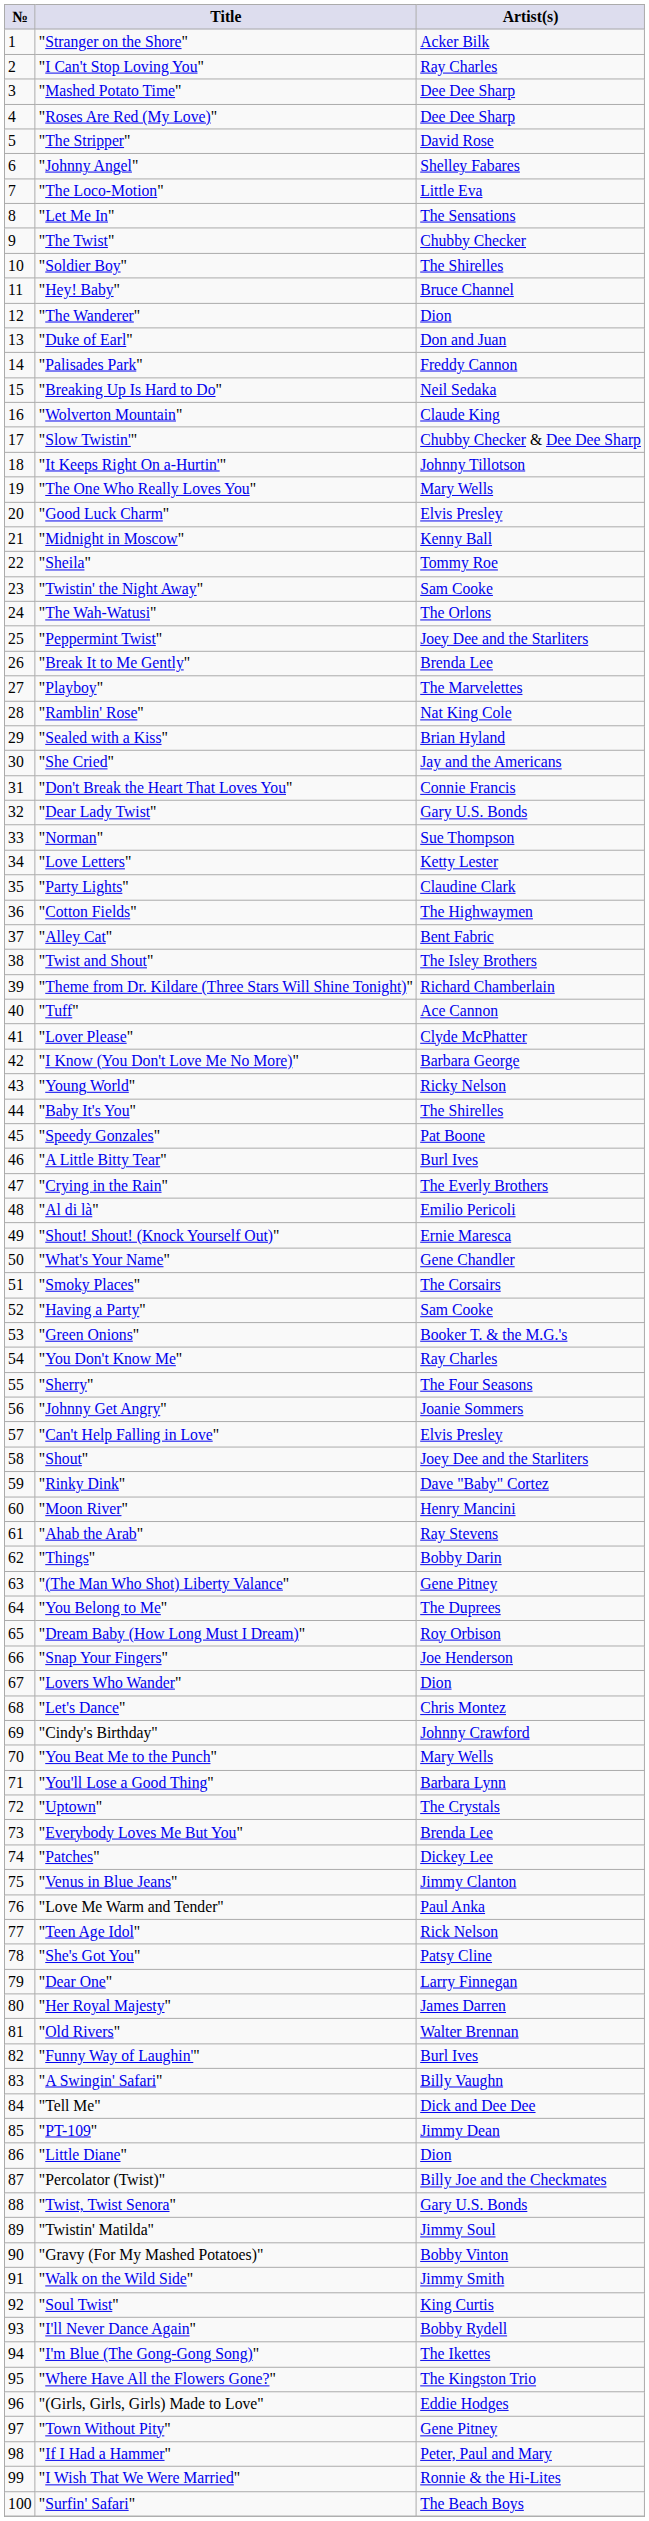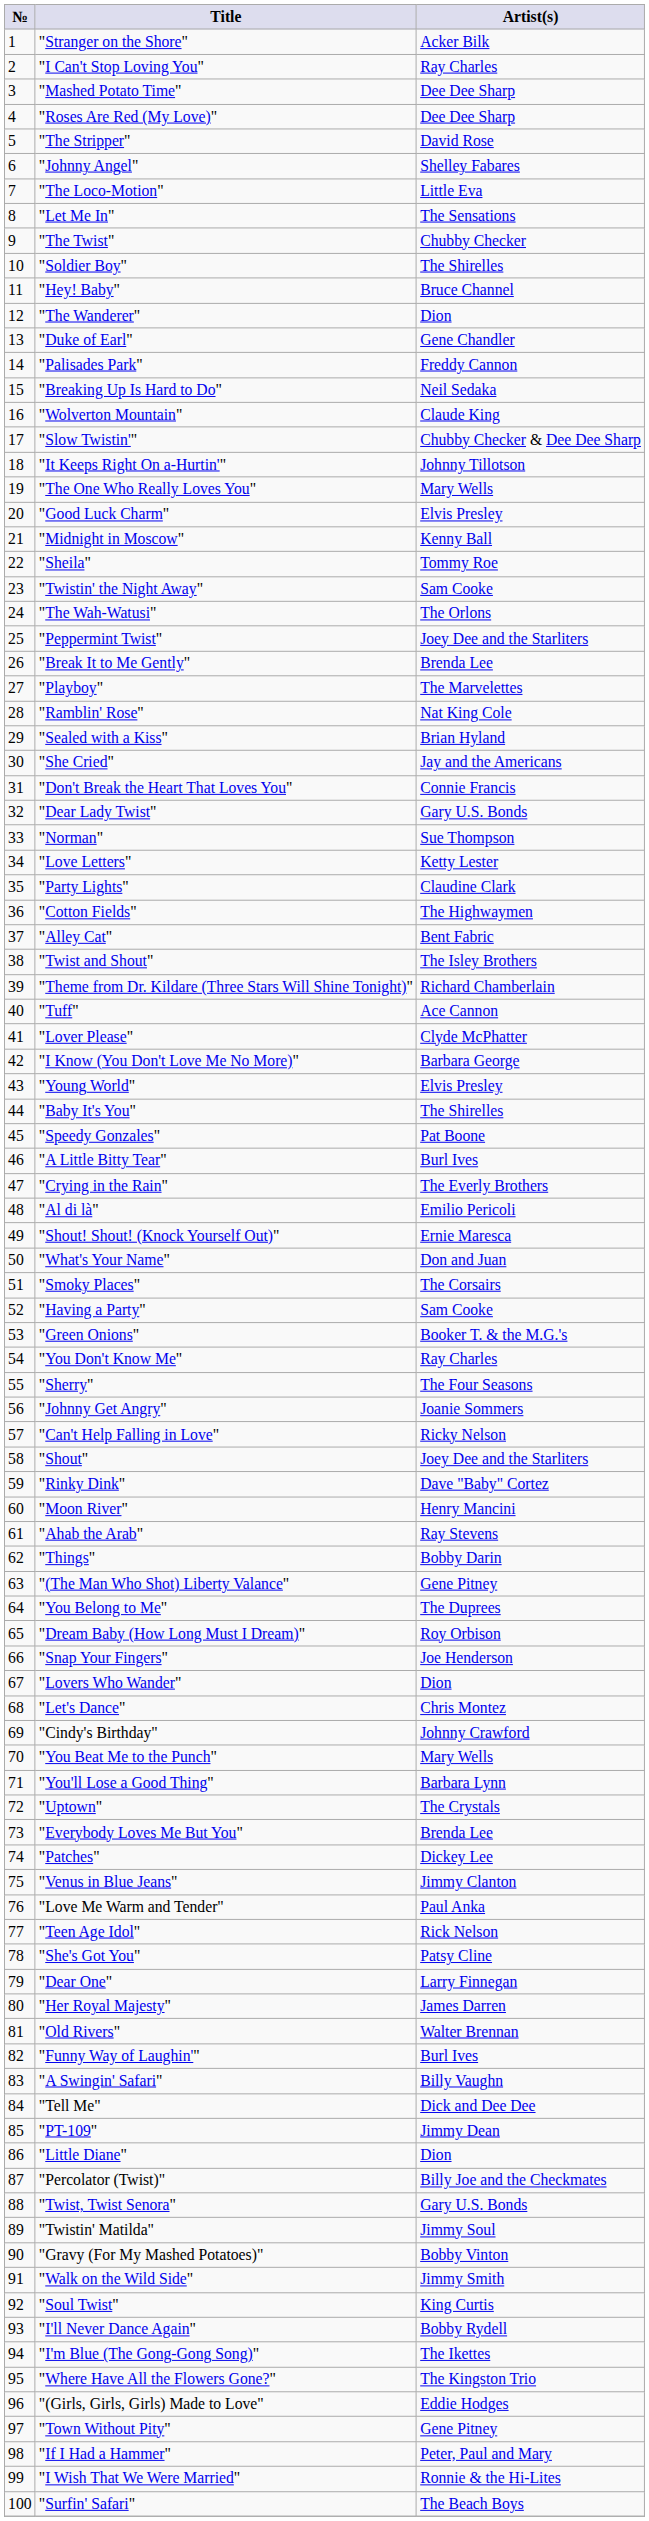(463, 340) Don and Juan -> (467, 340) Gene Chandler
(463, 1086) Ricky Nelson -> (461, 1086) Elvis Presley
(467, 1260) Gene Chandler -> (463, 1260) Don and Juan
(461, 1434) Elvis Presley -> (463, 1434) Ricky Nelson
